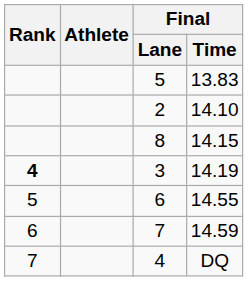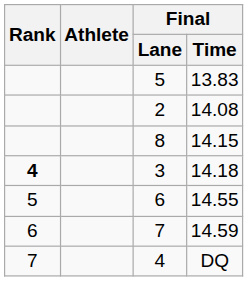(215, 110) 14.10 -> (215, 110) 14.08
(215, 170) 14.19 -> (215, 170) 14.18
